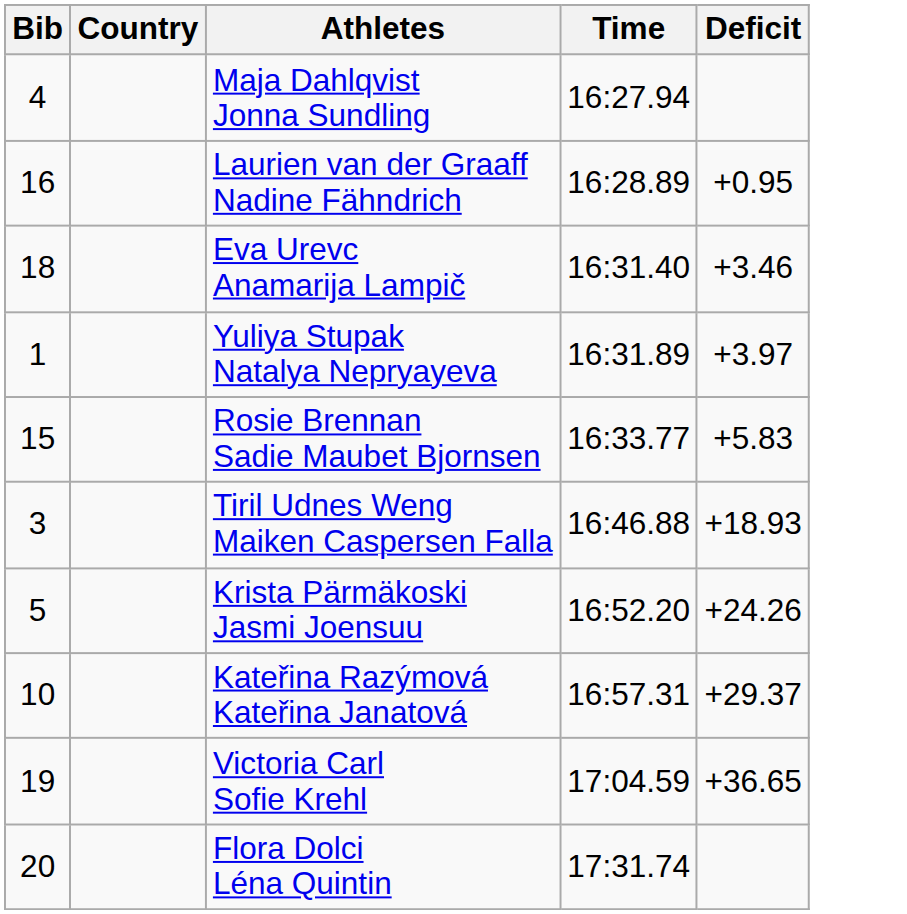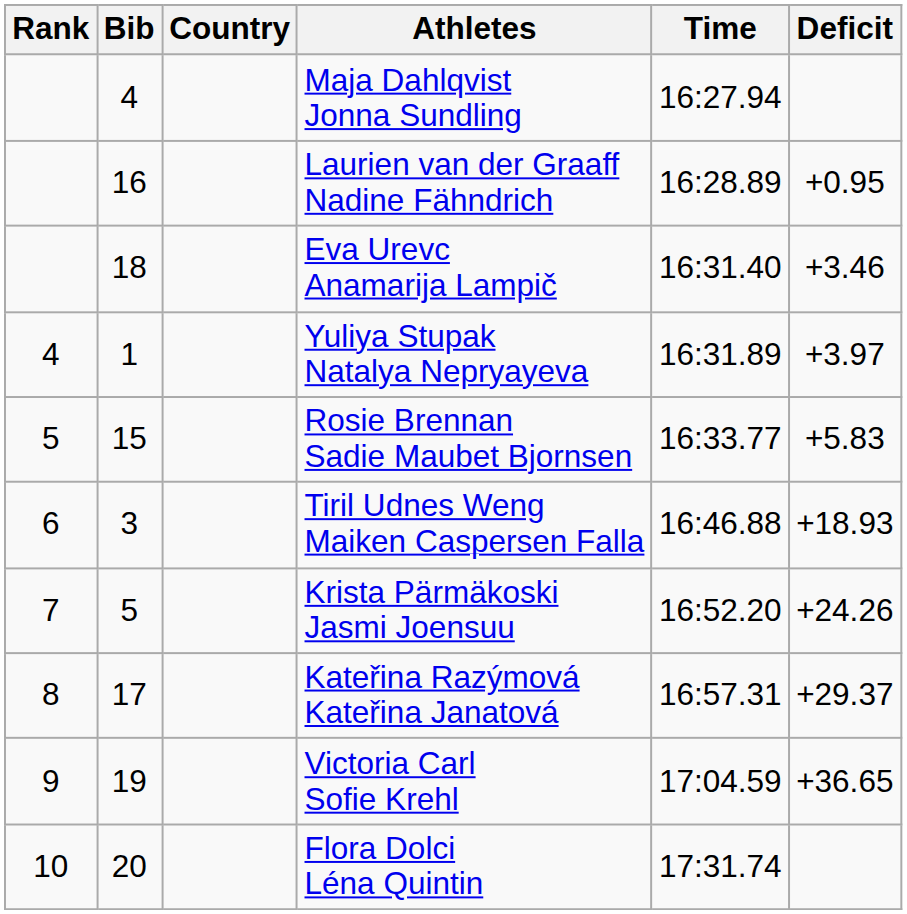+ column: (51, 29)
(38, 695) 10 -> (129, 695) 17
